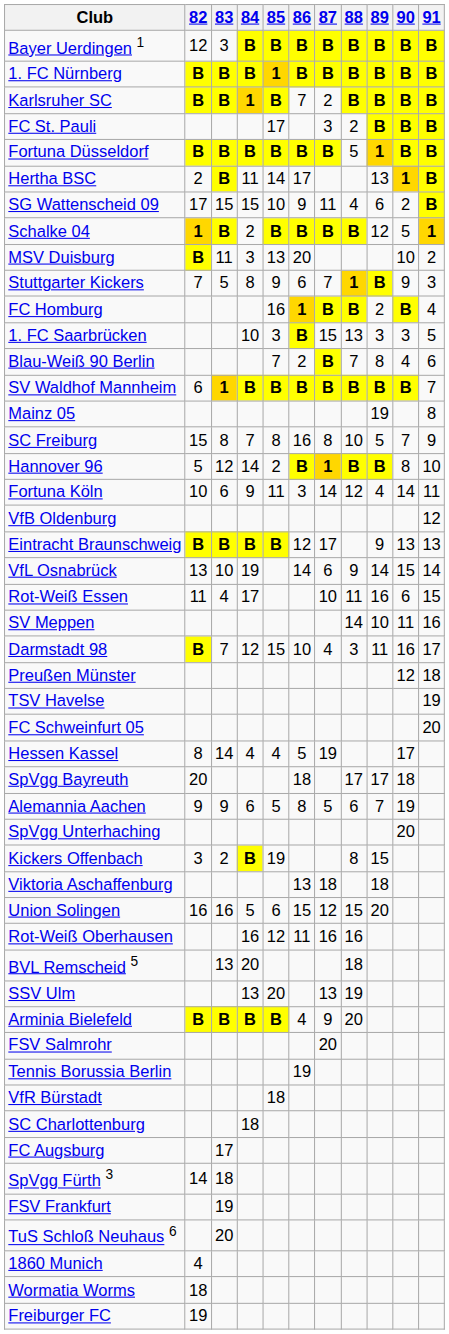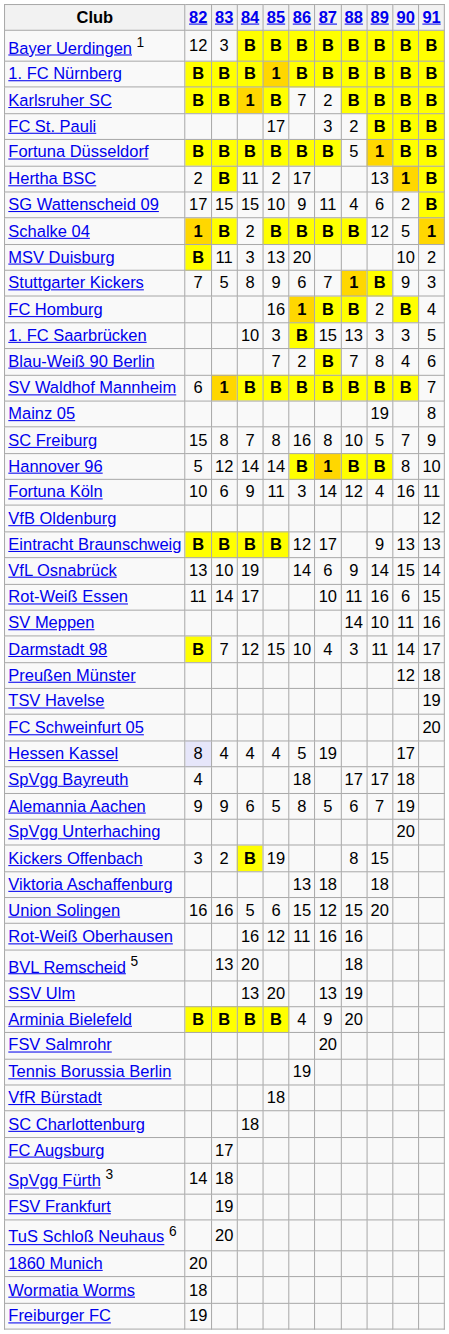(276, 178) 14 -> (276, 178) 2
(276, 466) 2 -> (276, 466) 14
(406, 492) 14 -> (406, 492) 16
(224, 597) 4 -> (224, 597) 14
(406, 649) 16 -> (406, 649) 14
(198, 753) no background -> (198, 753) lavender background
(224, 753) 14 -> (224, 753) 4
(198, 779) 20 -> (198, 779) 4
(198, 1263) 4 -> (198, 1263) 20
